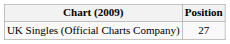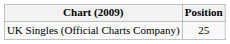(204, 30) 27 -> (204, 30) 25
